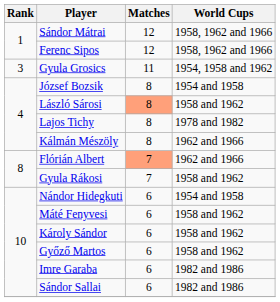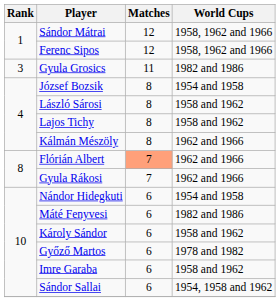(224, 68) 1954, 1958 and 1962 -> (209, 68) 1982 and 1986
(149, 104) lightsalmon background -> (149, 104) no background
(209, 123) 1978 and 1982 -> (209, 123) 1958 and 1962
(209, 178) 1958 and 1962 -> (209, 178) 1962 and 1966
(209, 214) 1958 and 1962 -> (209, 214) 1982 and 1986
(209, 251) 1958 and 1962 -> (209, 251) 1978 and 1982
(209, 269) 1982 and 1986 -> (209, 269) 1958 and 1962
(209, 287) 1982 and 1986 -> (224, 287) 1954, 1958 and 1962
